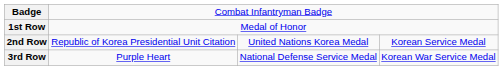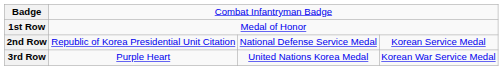(308, 42) United Nations Korea Medal -> (308, 42) National Defense Service Medal
(308, 57) National Defense Service Medal -> (308, 57) United Nations Korea Medal
